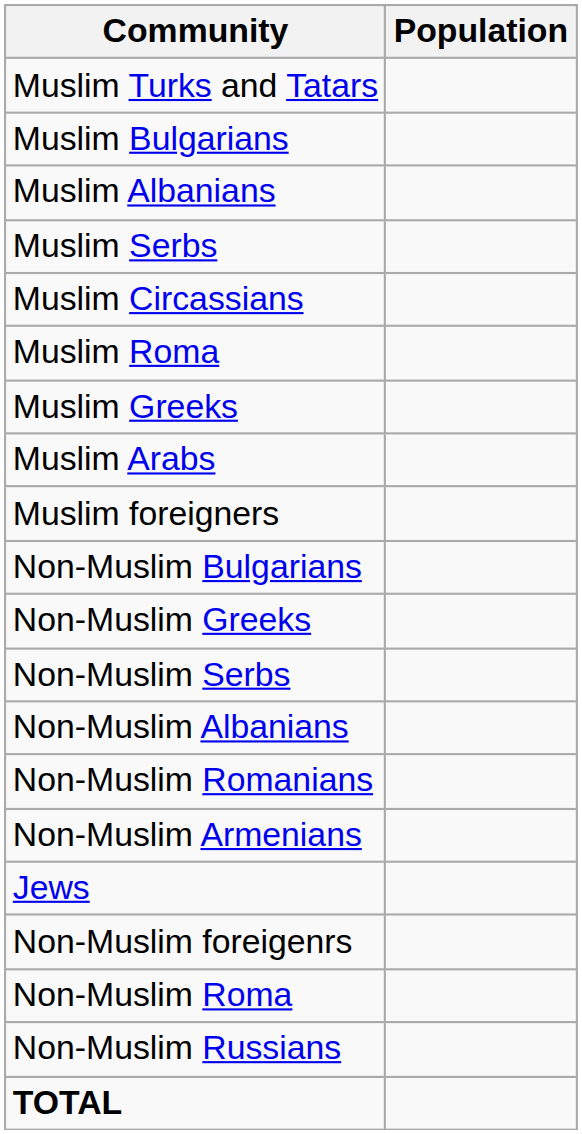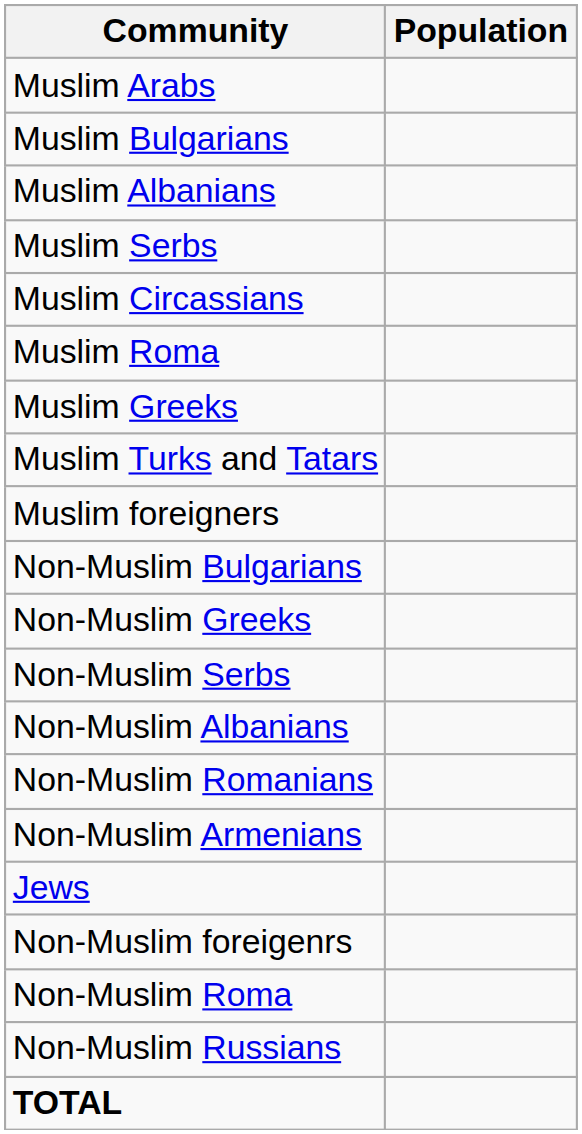rows swapped: (195, 84) <-> (114, 459)
